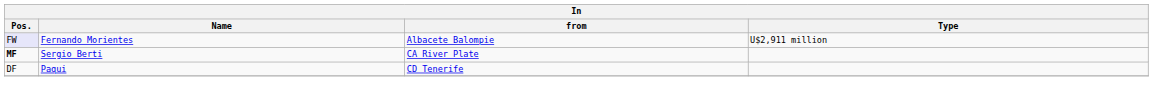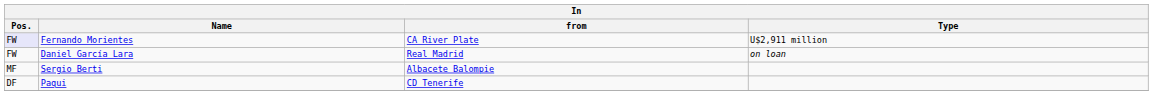(450, 40) Albacete Balompie -> (443, 40) CA River Plate
+ row: (87, 54)
(12, 54) bold -> (12, 69) normal
(443, 54) CA River Plate -> (450, 69) Albacete Balompie
